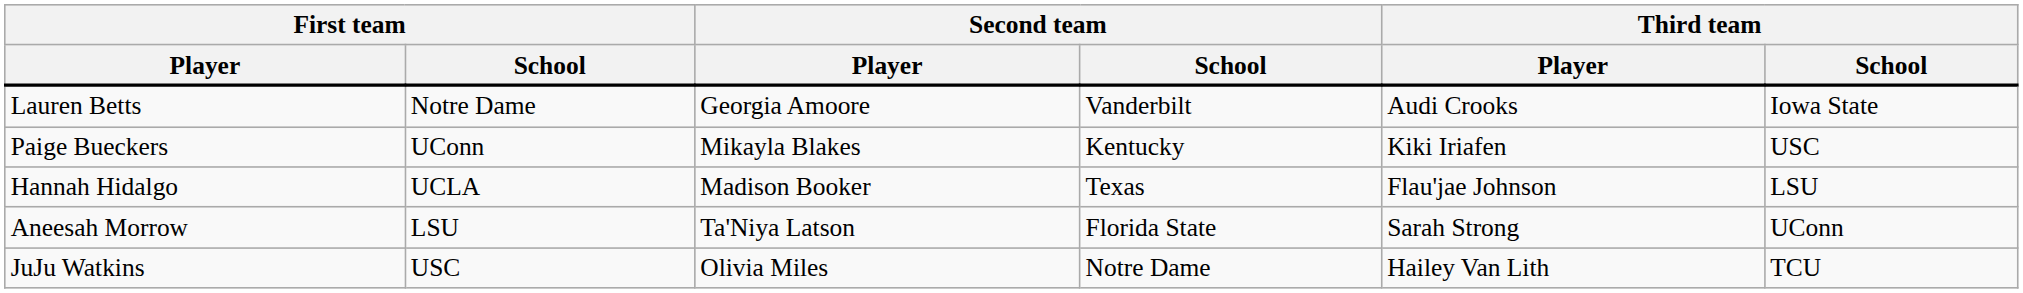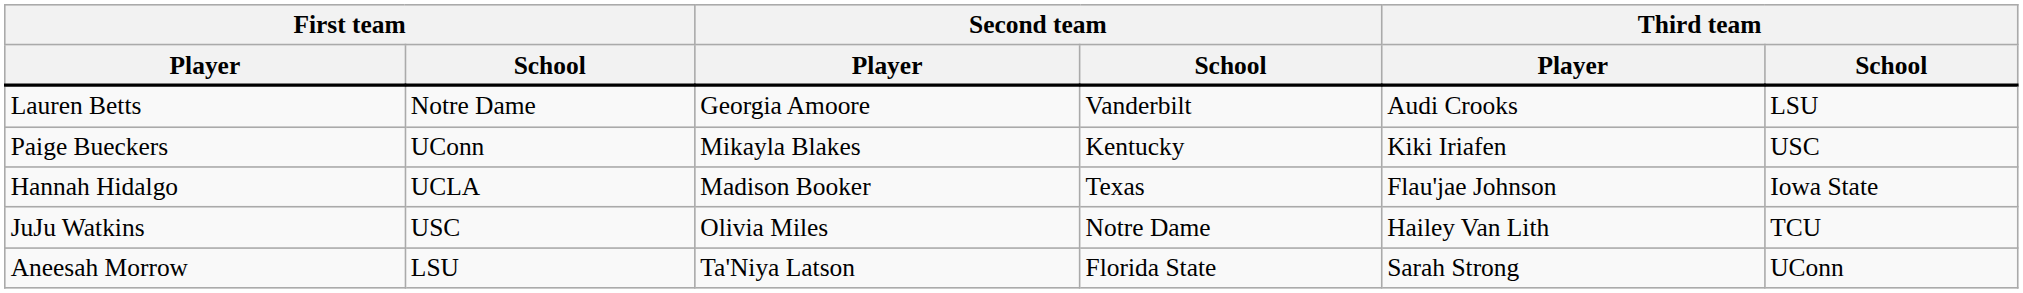(1824, 106) Iowa State -> (1794, 106) LSU
(1794, 186) LSU -> (1824, 186) Iowa State
rows swapped: (99, 227) <-> (78, 267)
